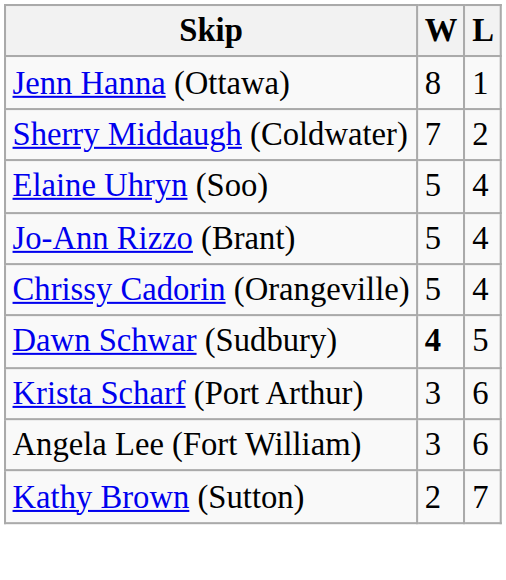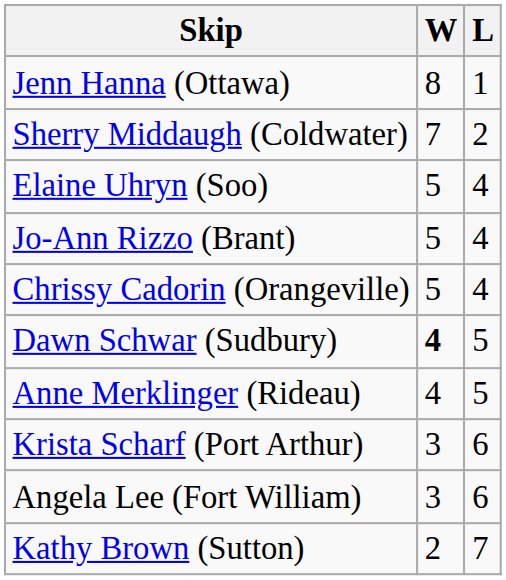+ row: (187, 392)
